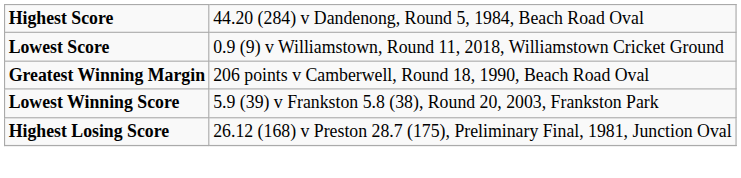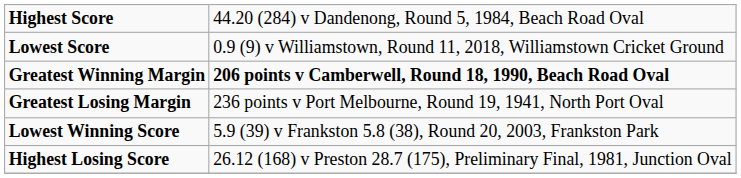(431, 74) normal -> (441, 74) bold
+ row: (100, 103)
